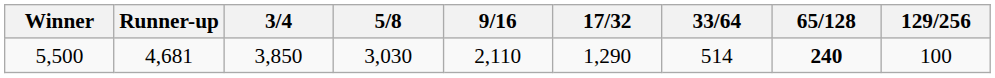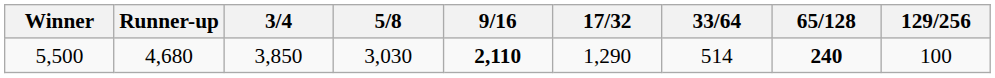(169, 55) 4,681 -> (169, 55) 4,680
(498, 55) normal -> (498, 55) bold
